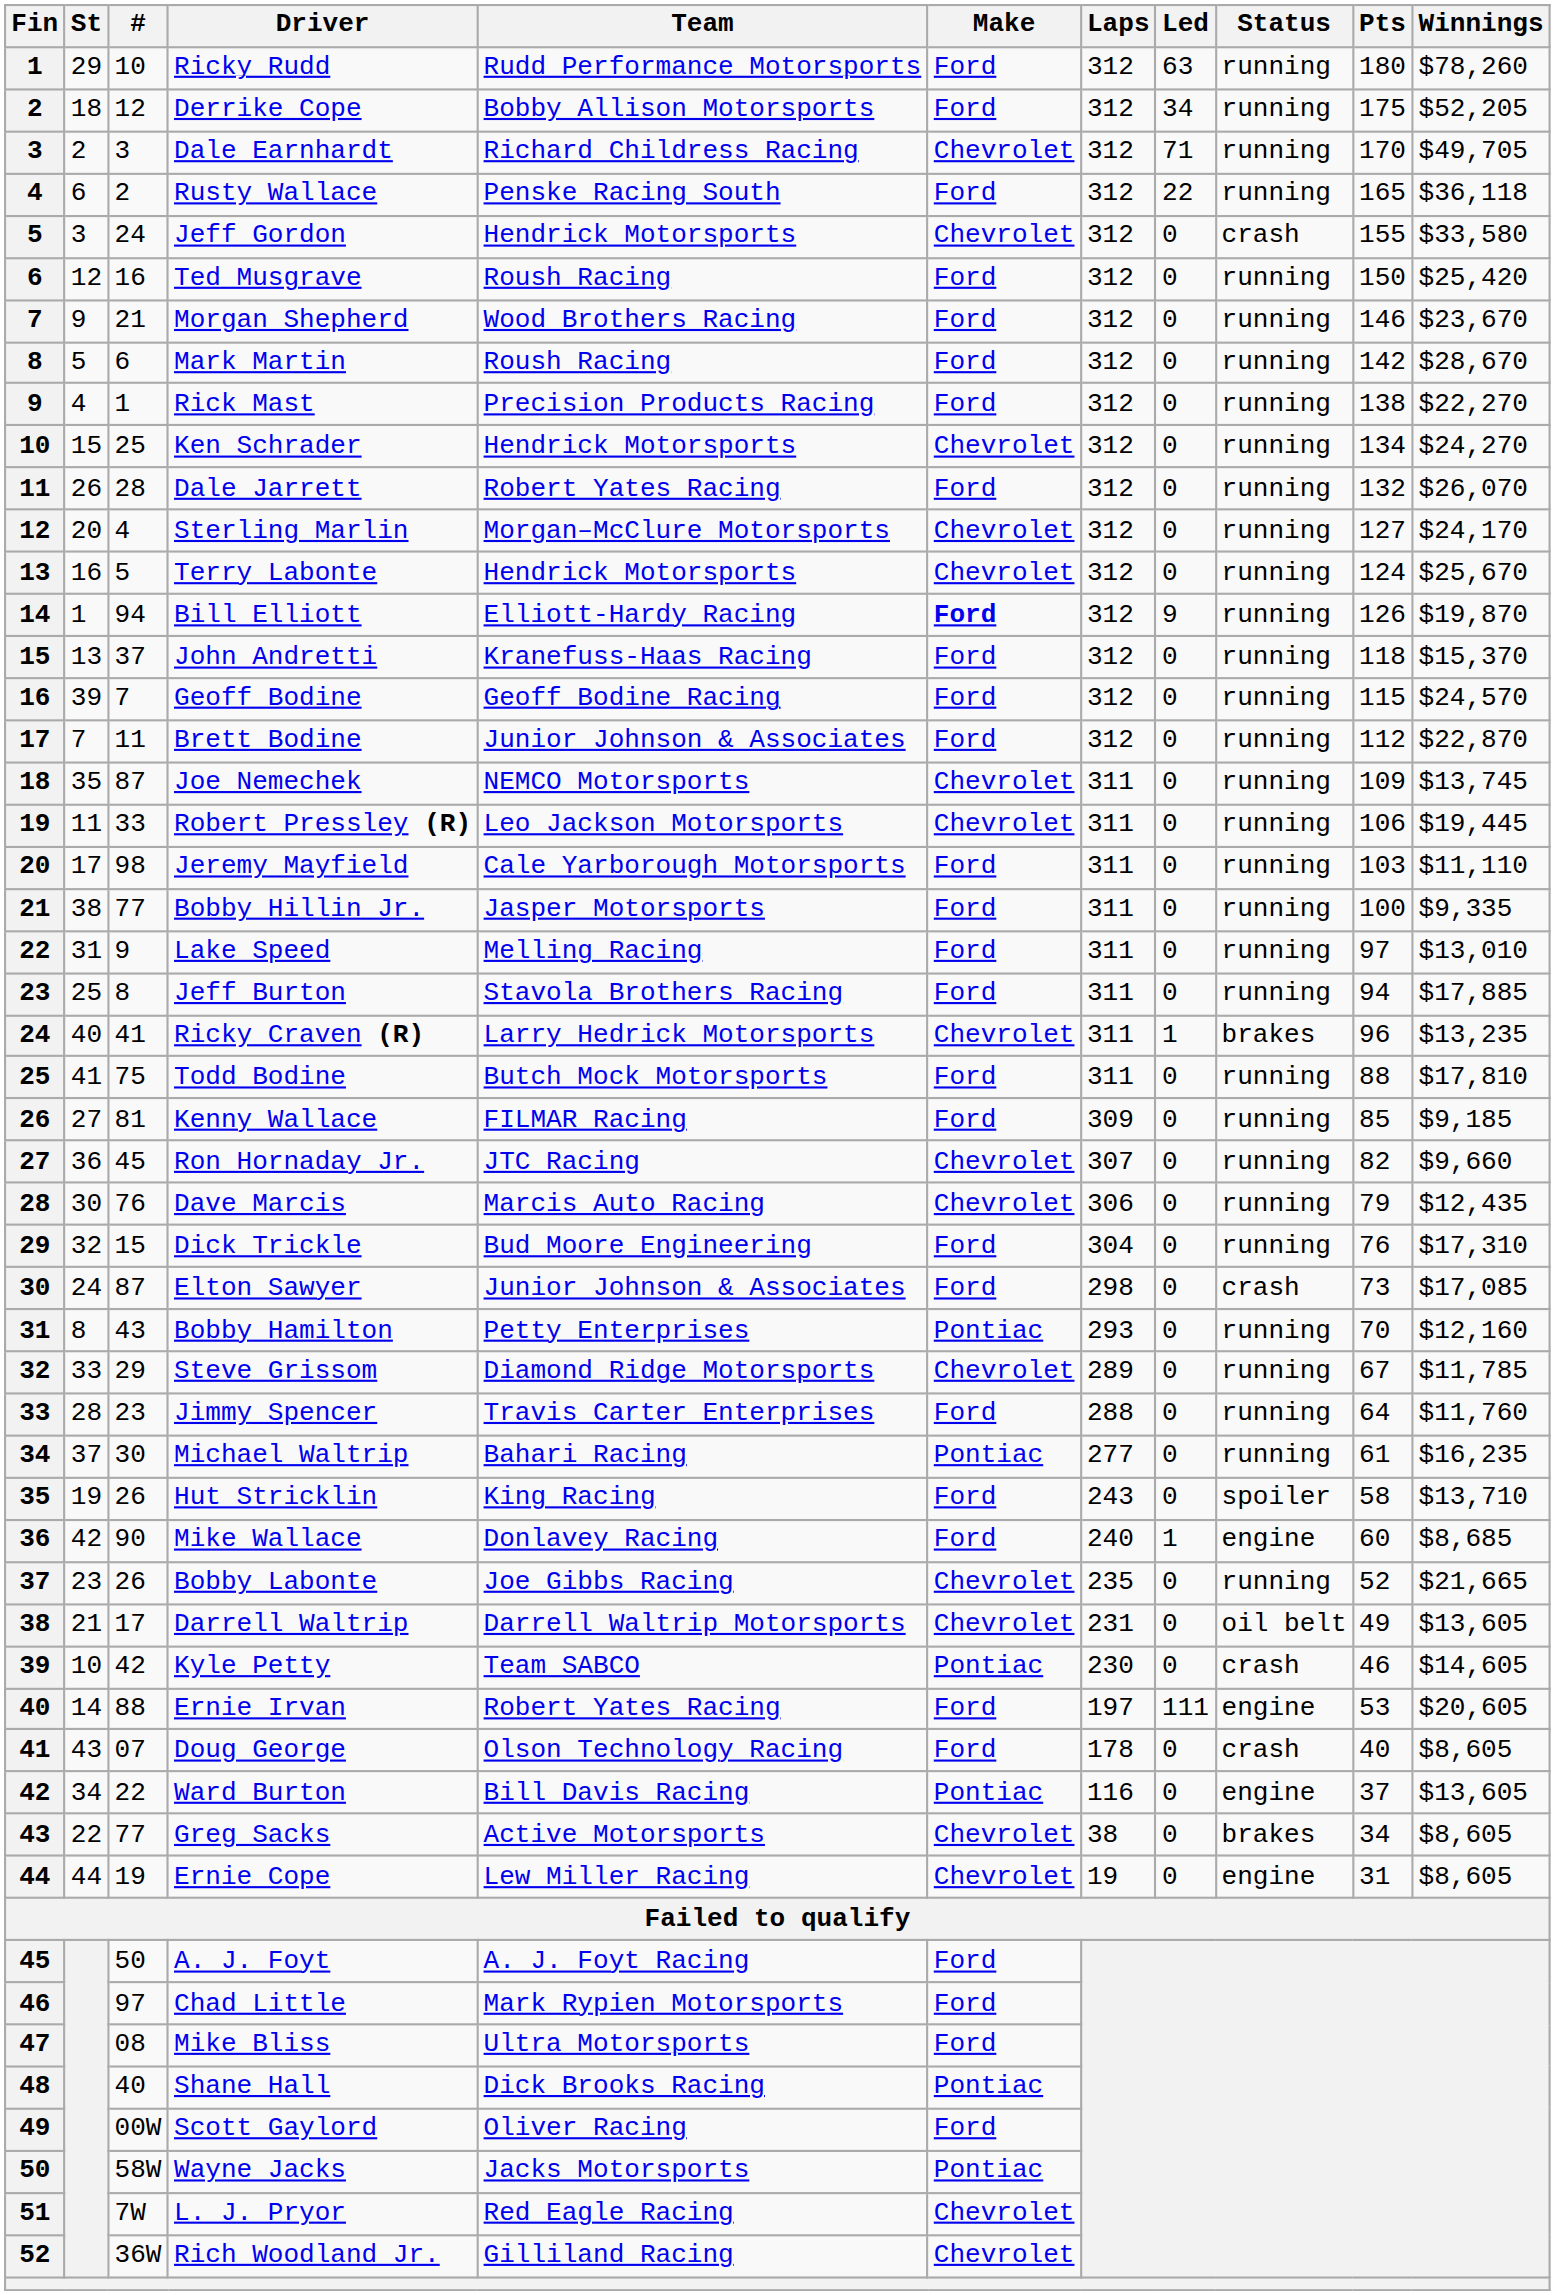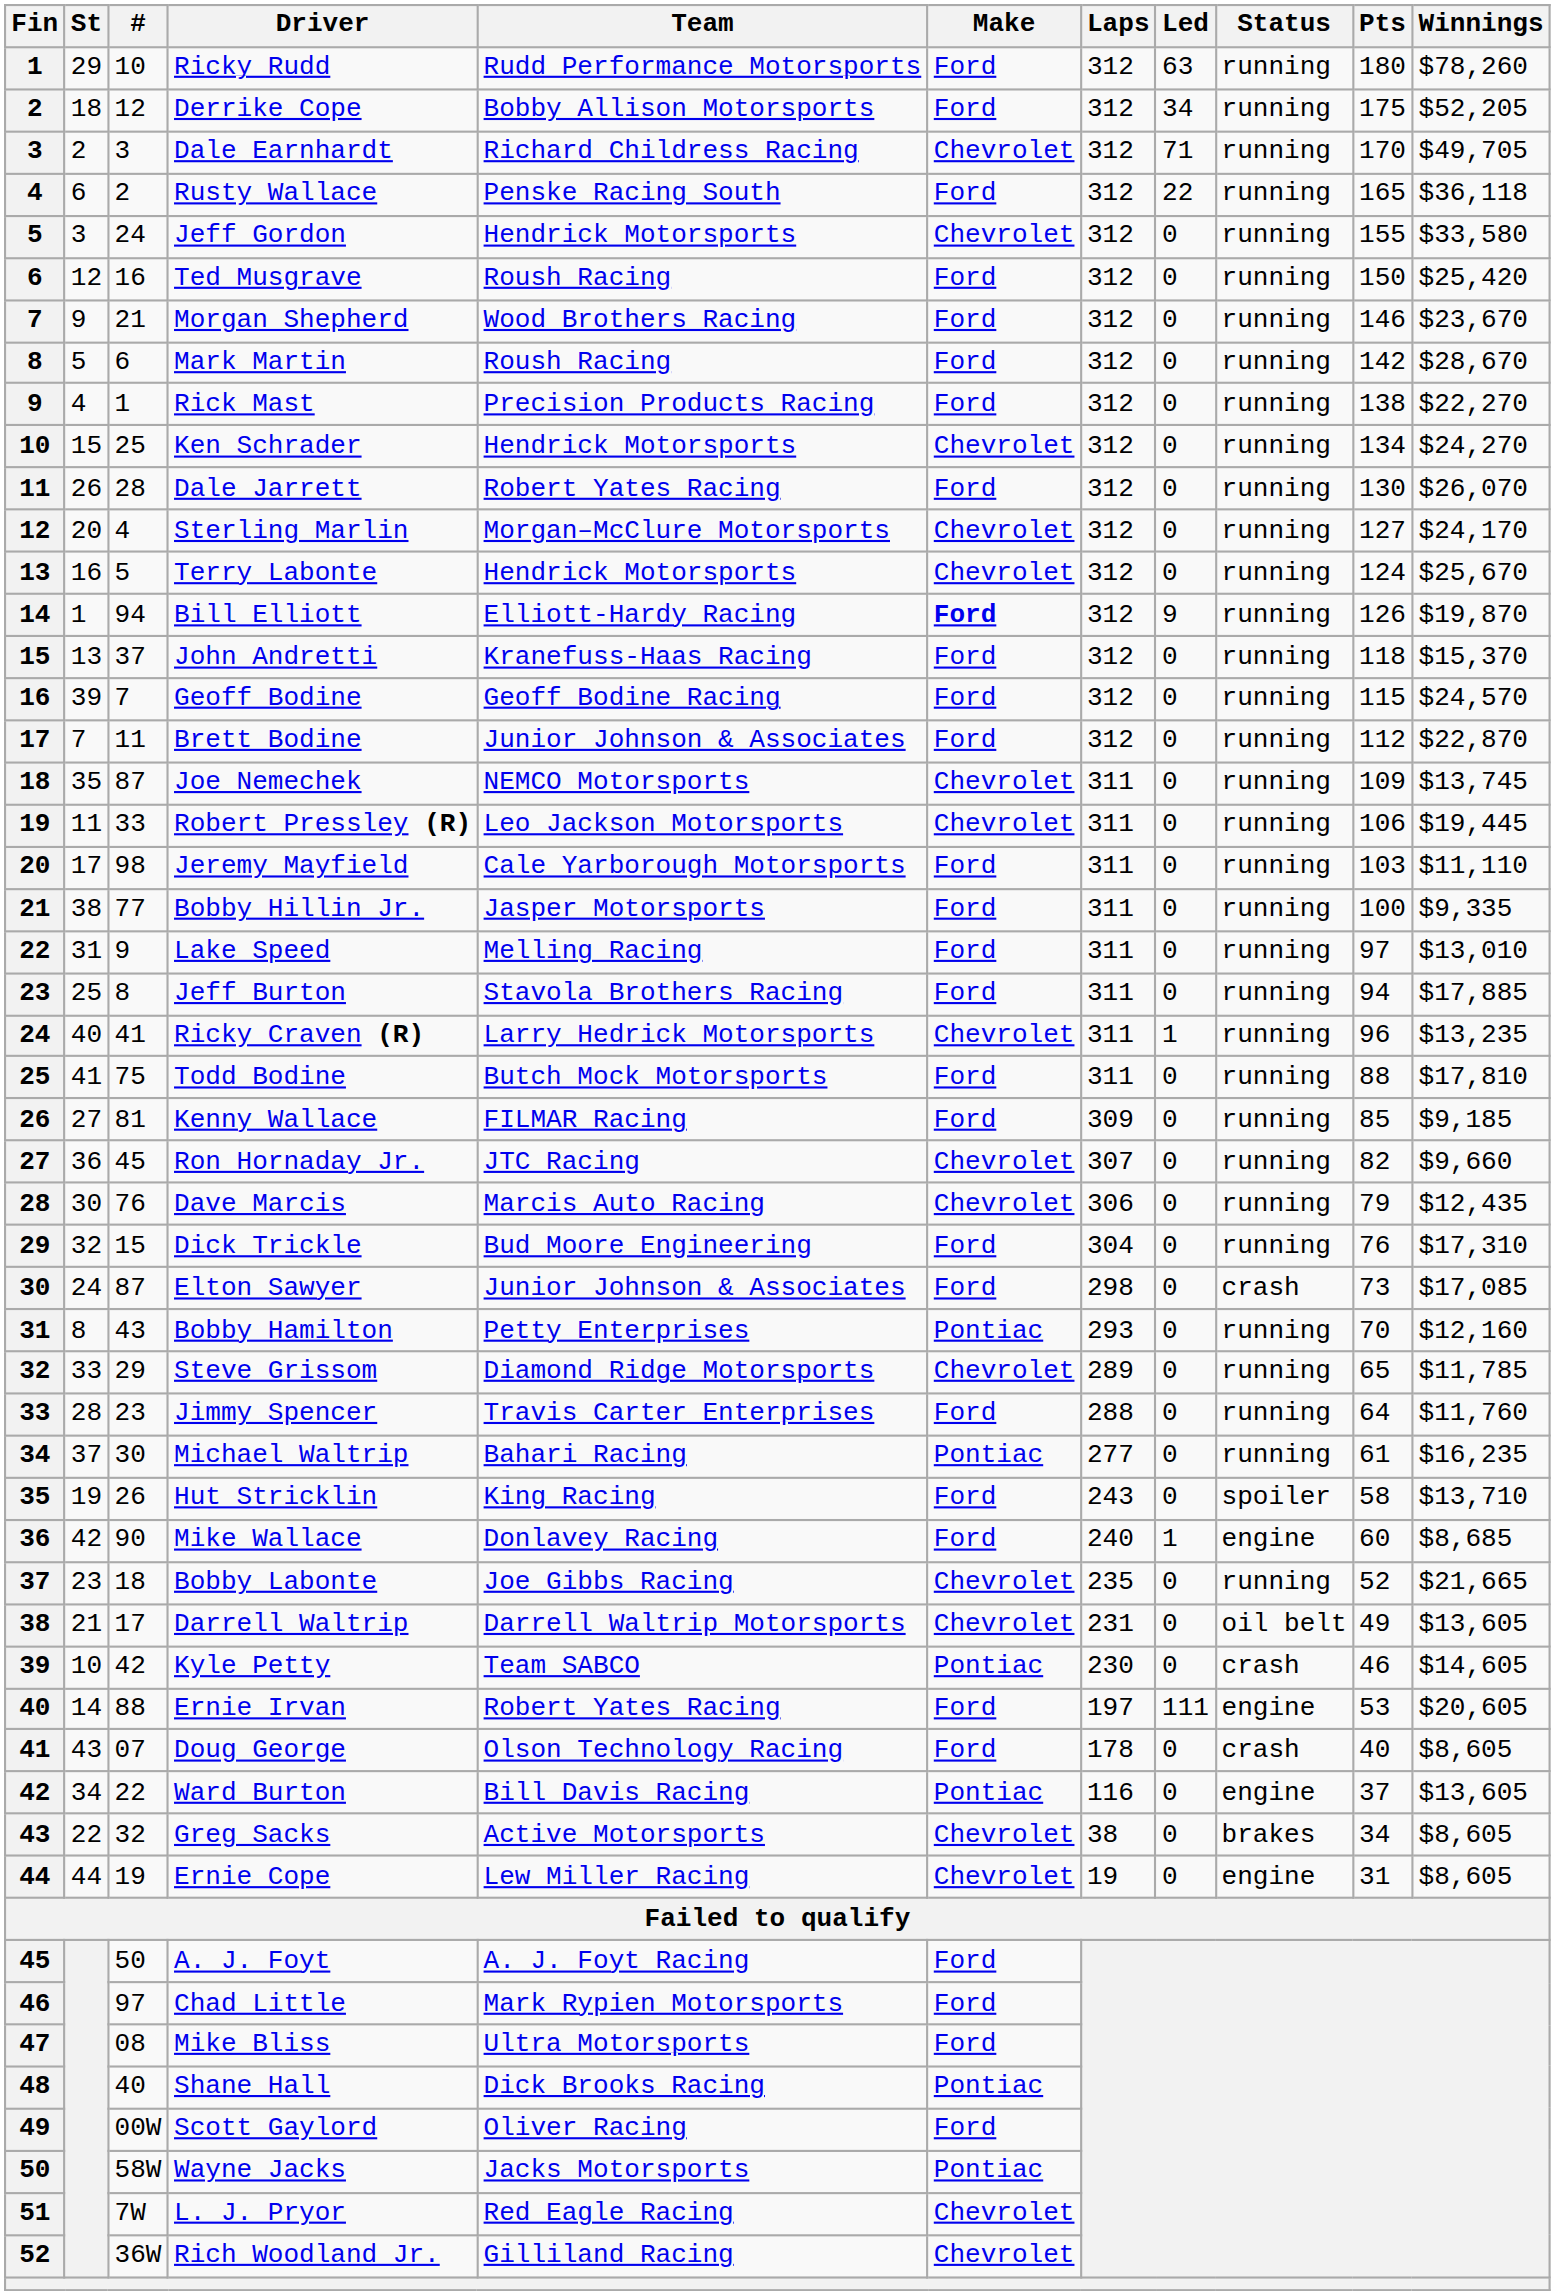(1261, 237) crash -> (1276, 237) running
(1383, 489) 132 -> (1383, 489) 130
(1268, 1036) brakes -> (1276, 1036) running
(1375, 1373) 67 -> (1375, 1373) 65
(130, 1583) 26 -> (130, 1583) 18
(130, 1835) 77 -> (130, 1835) 32
